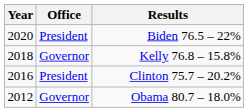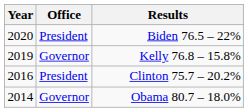(20, 55) 2018 -> (20, 55) 2019
(20, 96) 2012 -> (20, 96) 2014
